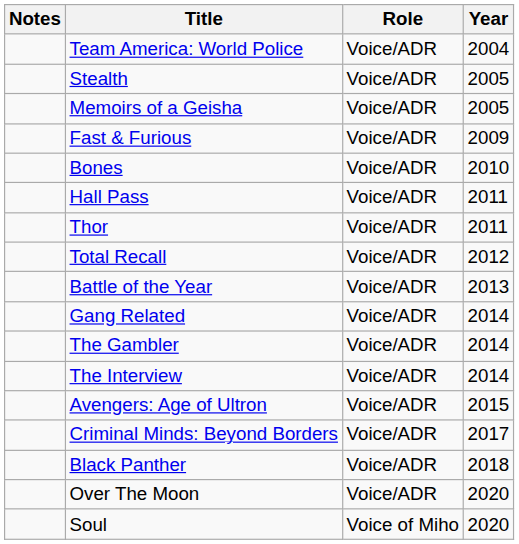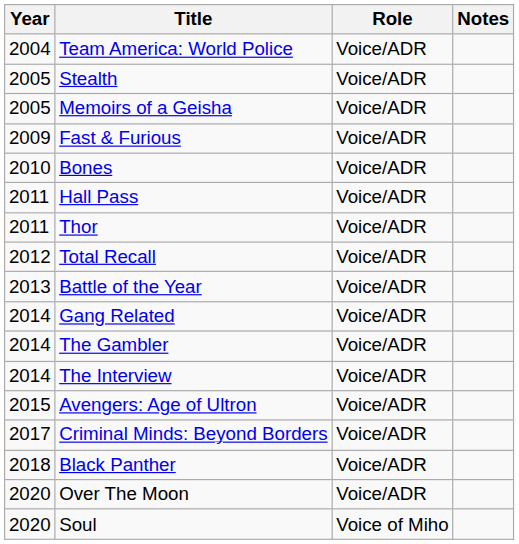columns swapped: (488, 19) <-> (35, 19)
